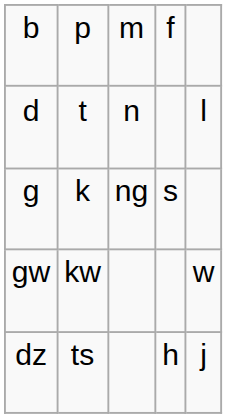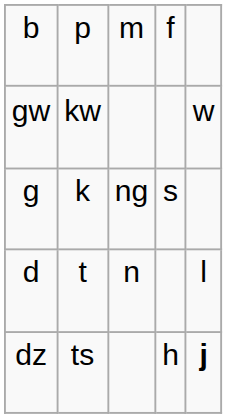rows swapped: (31, 109) <-> (31, 272)
(204, 354) normal -> (204, 354) bold
